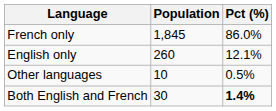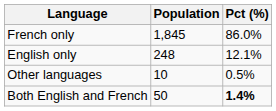(164, 55) 260 -> (164, 55) 248
(161, 95) 30 -> (161, 95) 50
